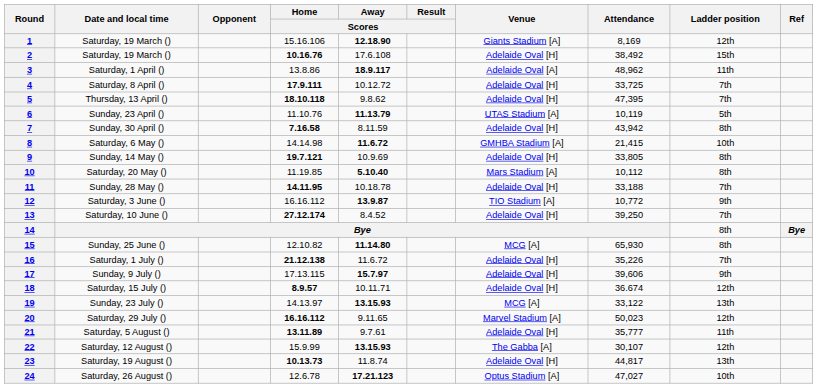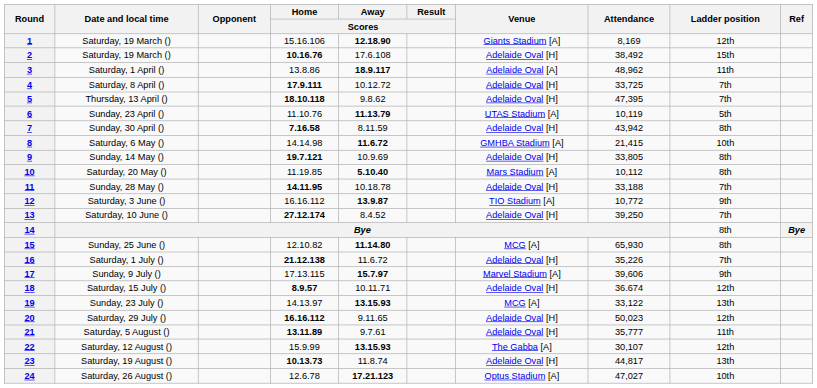(522, 274) Adelaide Oval [H] -> (522, 274) Marvel Stadium [A]
(522, 318) Marvel Stadium [A] -> (522, 318) Adelaide Oval [H]
